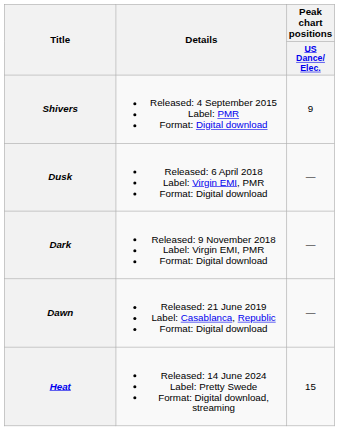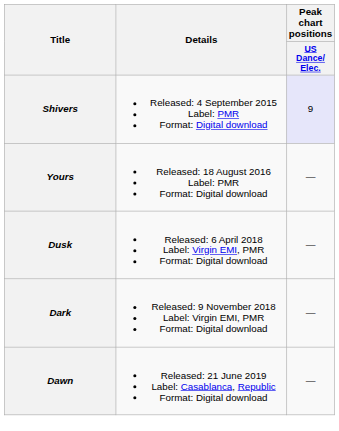(311, 109) no background -> (311, 109) lavender background
+ row: (60, 177)
- row: (60, 386)
